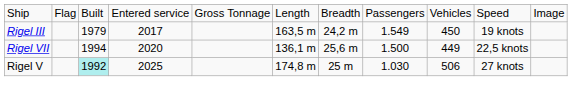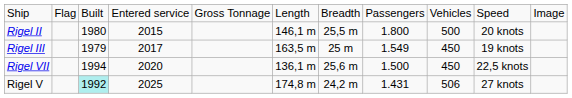+ row: (24, 31)
(341, 31) 24,2 m -> (341, 48) 25 m
(451, 48) 449 -> (451, 66) 450
(341, 66) 25 m -> (341, 84) 24,2 m
(395, 66) 1.030 -> (395, 84) 1.431
